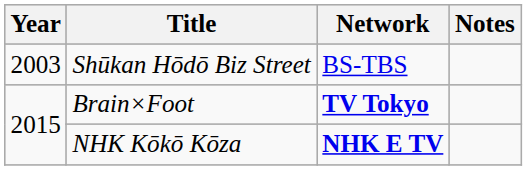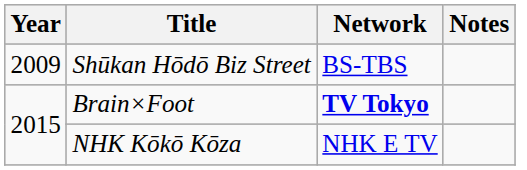(36, 64) 2003 -> (36, 64) 2009
(383, 143) bold -> (380, 143) normal
